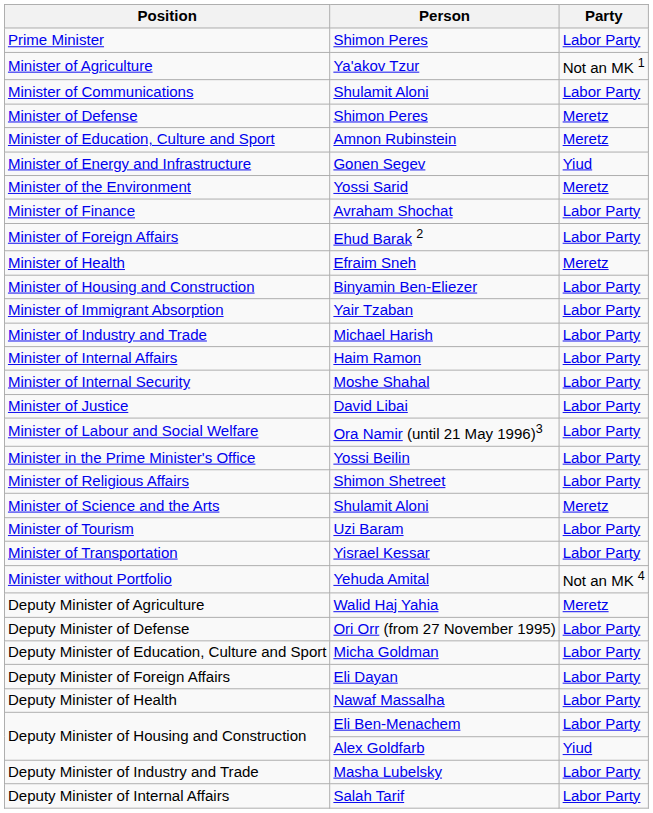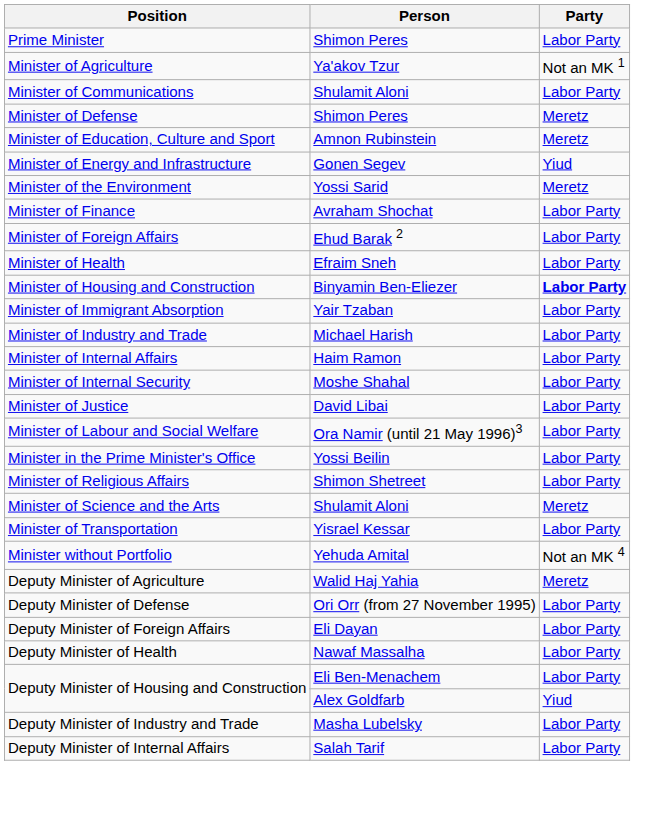(586, 263) Meretz -> (581, 263) Labor Party
(602, 286) normal -> (584, 286) bold
- row: (71, 529)
- row: (167, 652)
